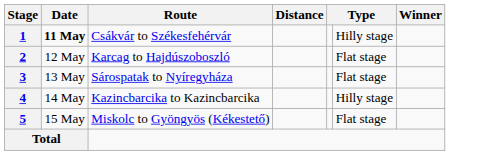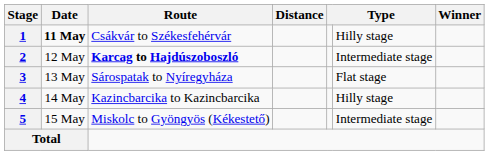(161, 56) normal -> (165, 56) bold
(361, 56) Flat stage -> (384, 56) Intermediate stage
(361, 118) Flat stage -> (384, 118) Intermediate stage
